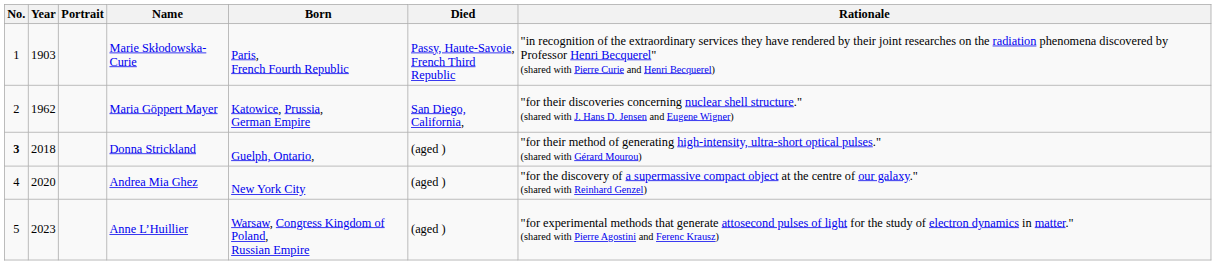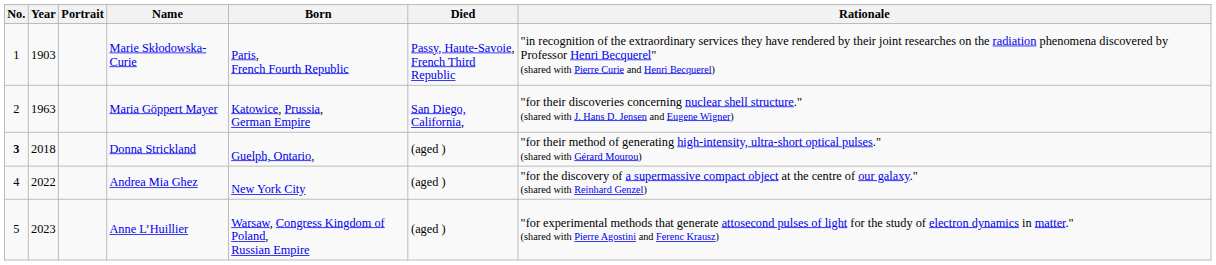(43, 108) 1962 -> (43, 108) 1963
(43, 182) 2020 -> (43, 182) 2022
